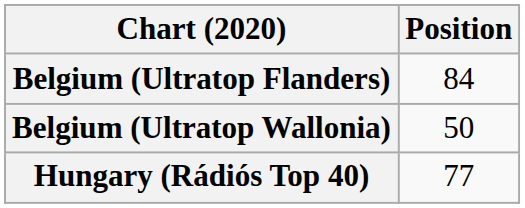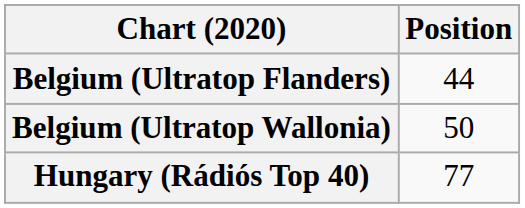(459, 78) 84 -> (459, 78) 44
